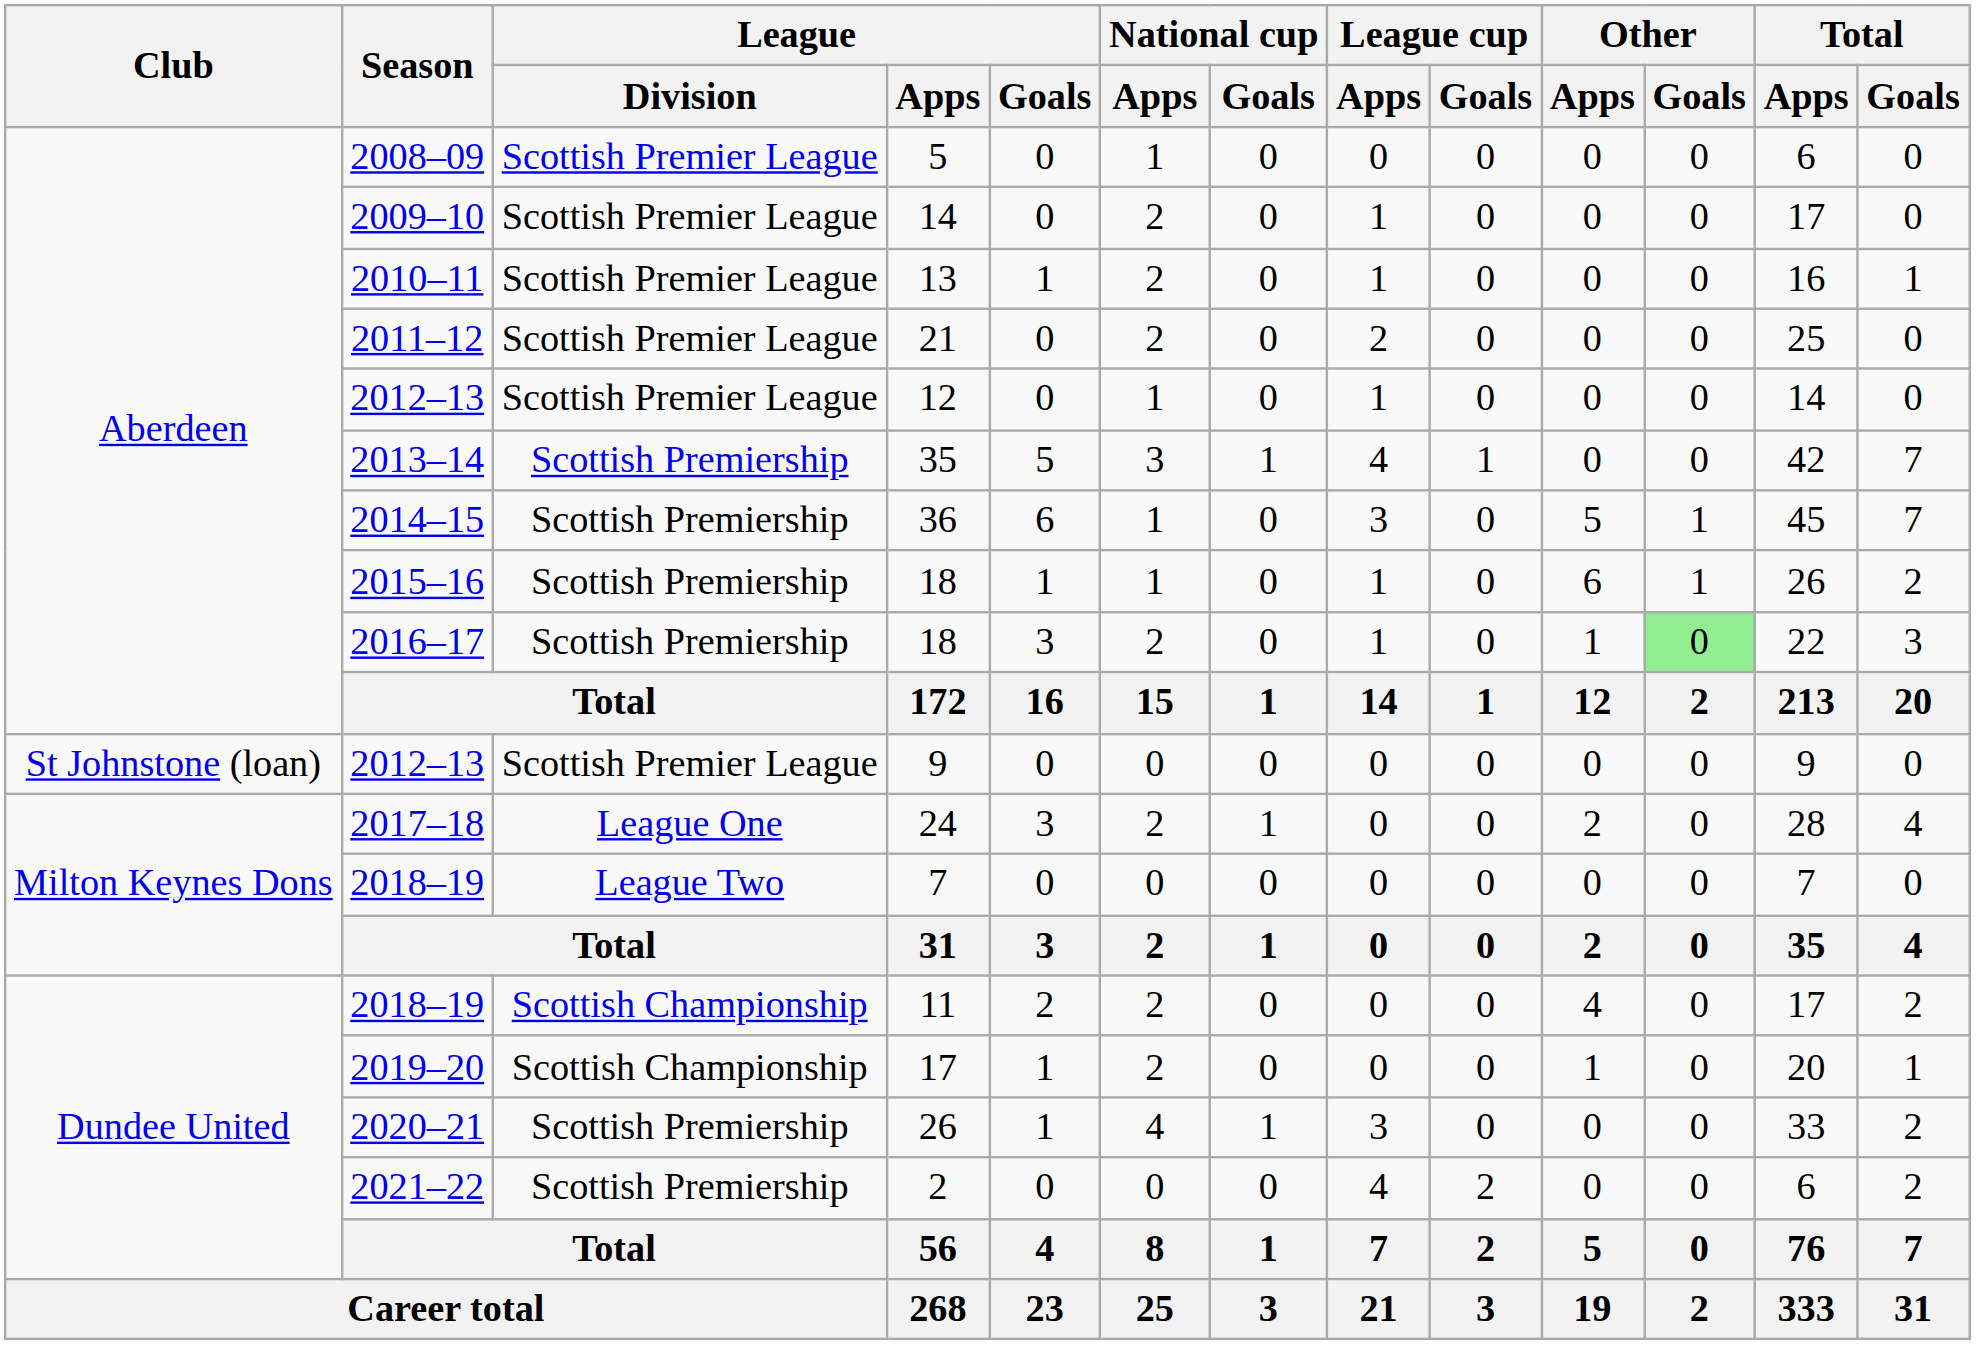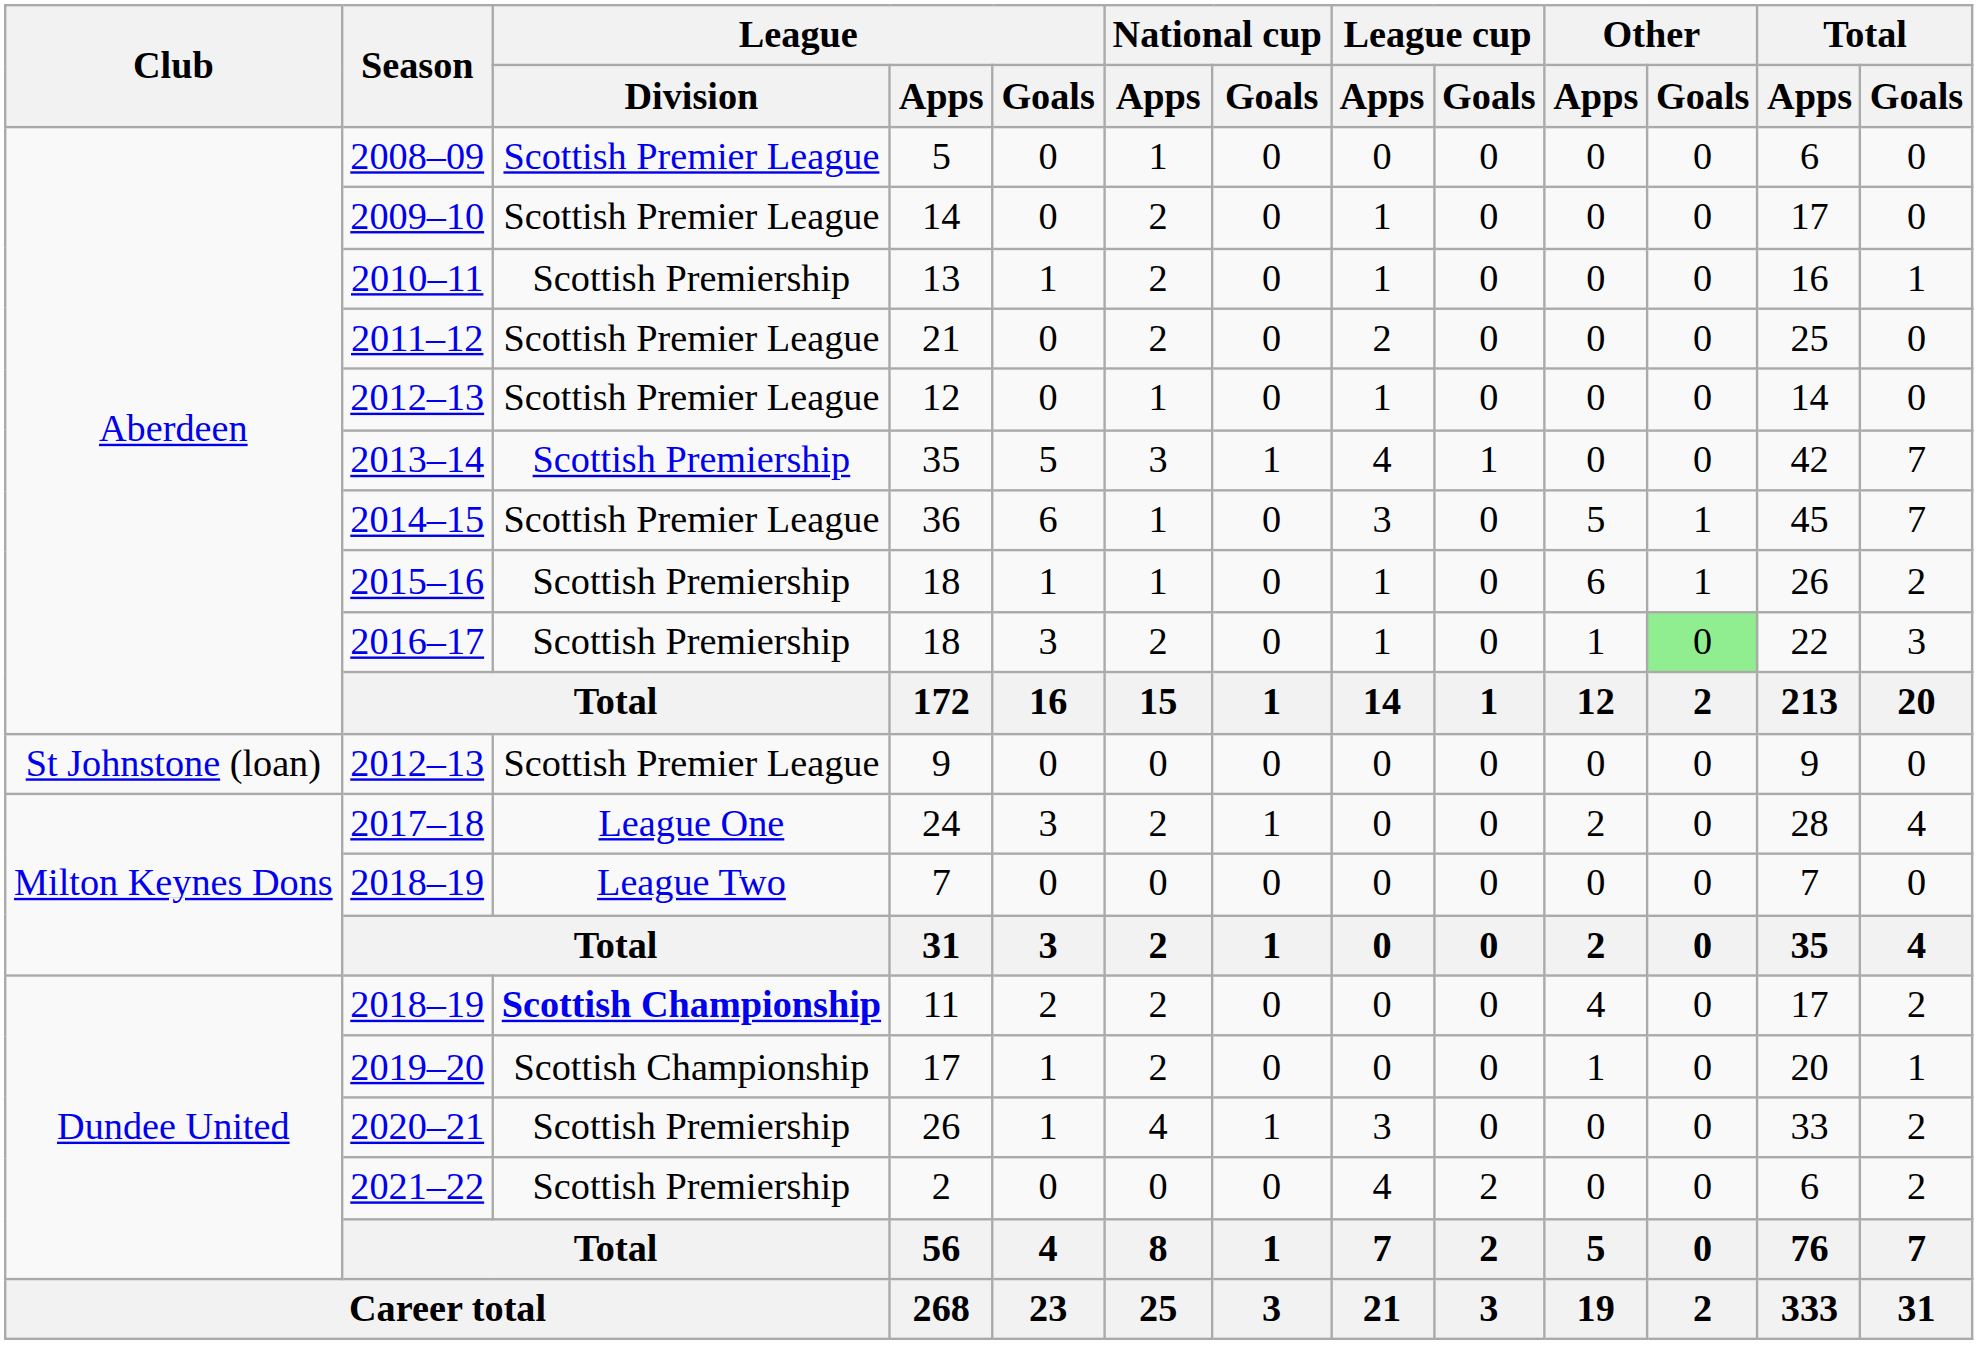(690, 277) Scottish Premier League -> (691, 277) Scottish Premiership
(690, 519) Scottish Premiership -> (691, 519) Scottish Premier League
(690, 1005) normal -> (691, 1005) bold
